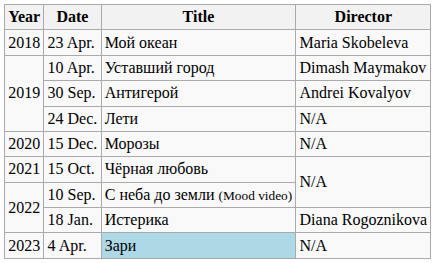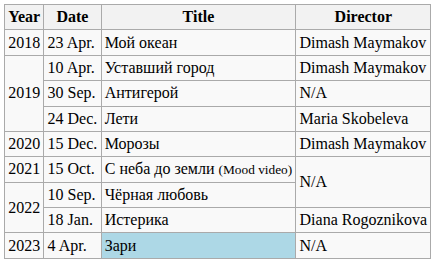(354, 42) Maria Skobeleva -> (363, 42) Dimash Maymakov
(355, 93) Andrei Kovalyov -> (313, 93) N/A
(313, 118) N/A -> (354, 118) Maria Skobeleva
(313, 144) N/A -> (363, 144) Dimash Maymakov
(156, 169) Чёрная любовь -> (198, 169) С неба до земли (Mood video)
(198, 194) С неба до земли (Mood video) -> (156, 194) Чёрная любовь
